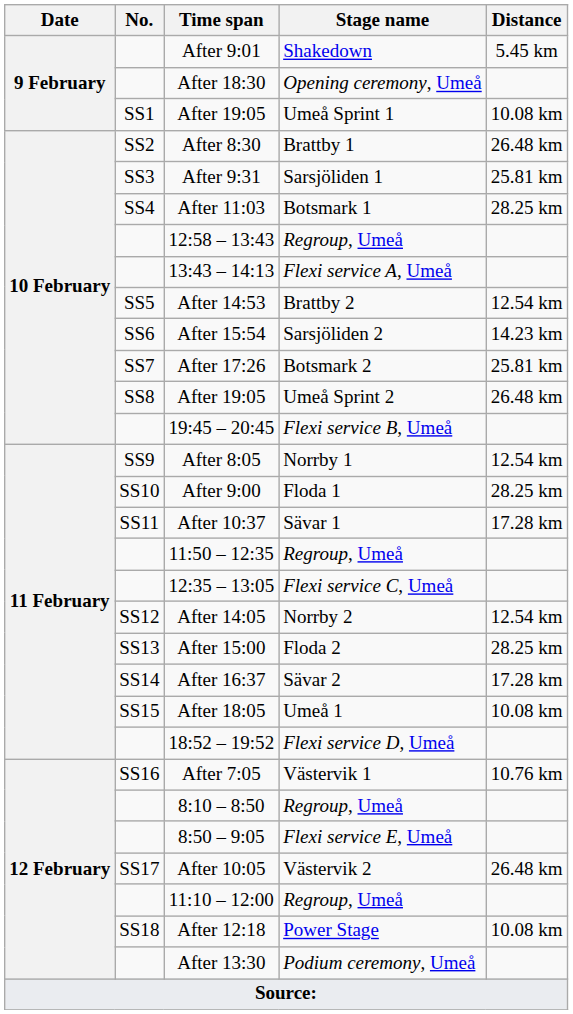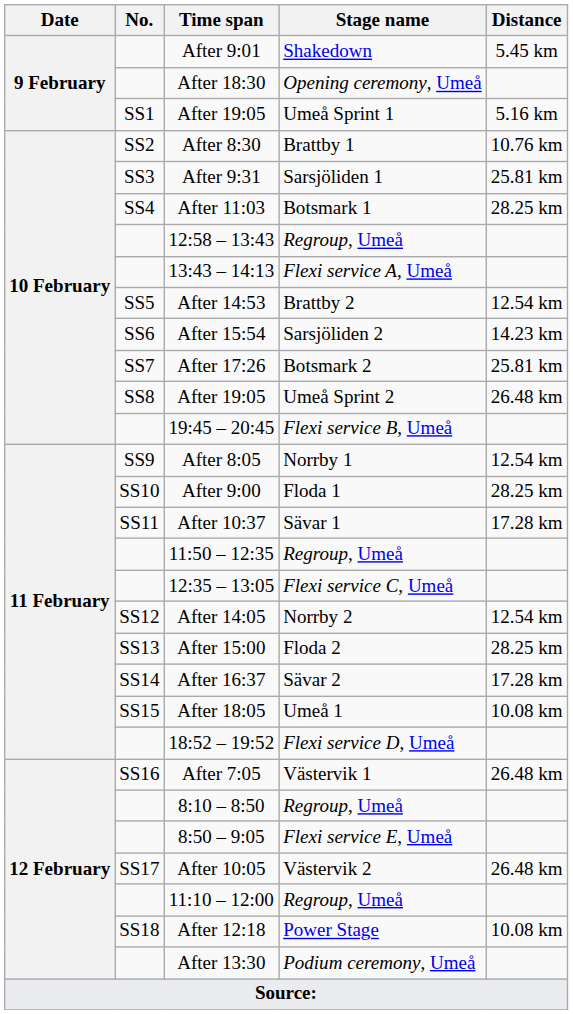(527, 114) 10.08 km -> (527, 114) 5.16 km
(527, 145) 26.48 km -> (527, 145) 10.76 km
(527, 773) 10.76 km -> (527, 773) 26.48 km
